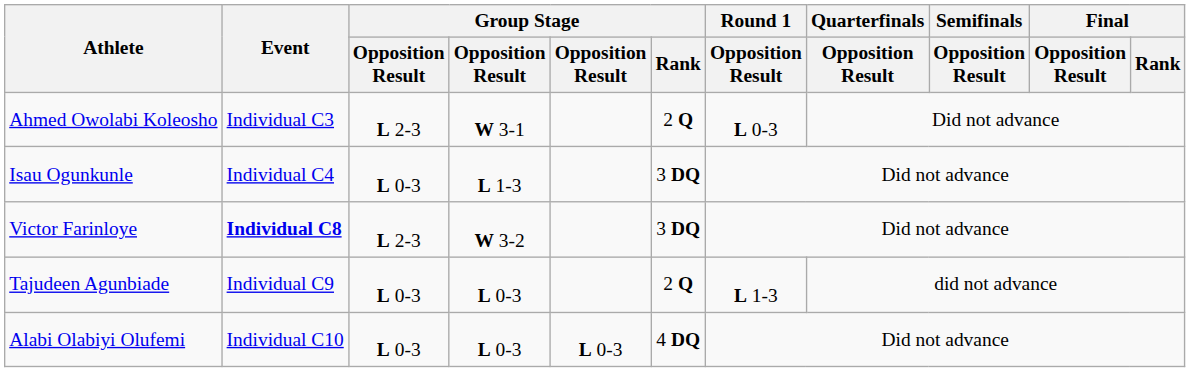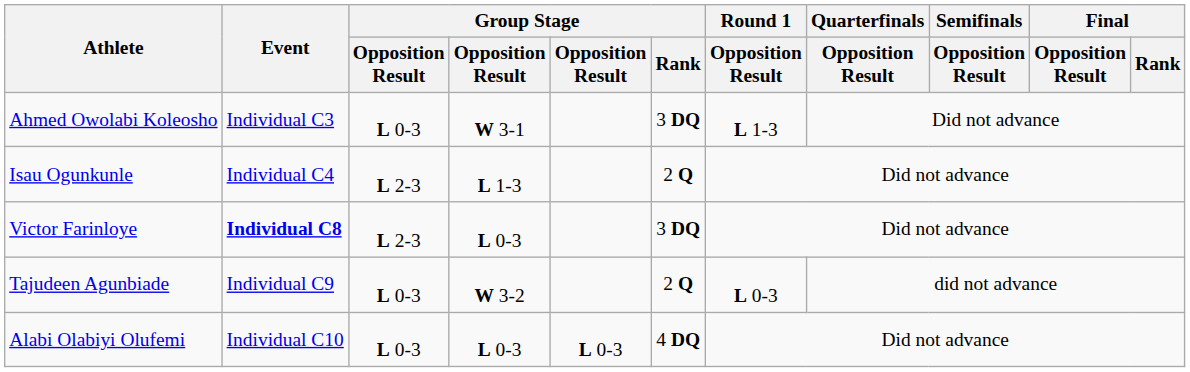(399, 130) L 2-3 -> (399, 130) L 0-3
(678, 119) 2 Q -> (678, 119) 3 DQ
(756, 130) L 0-3 -> (756, 130) L 1-3
(399, 185) L 0-3 -> (399, 185) L 2-3
(678, 174) 3 DQ -> (678, 174) 2 Q
(500, 240) W 3-2 -> (500, 240) L 0-3
(500, 295) L 0-3 -> (500, 295) W 3-2
(756, 295) L 1-3 -> (756, 295) L 0-3
